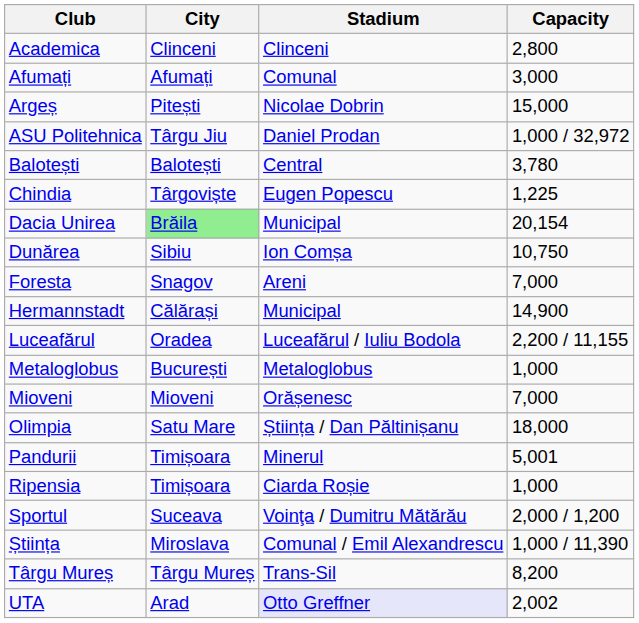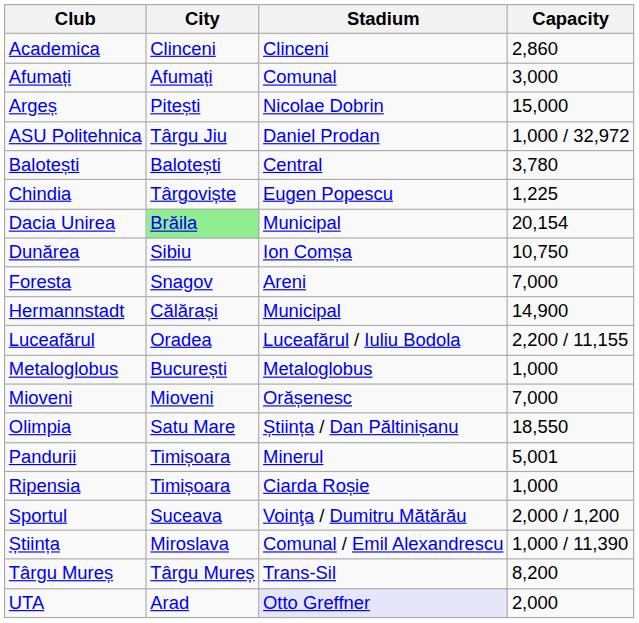(535, 48) 2,800 -> (535, 48) 2,860
(540, 427) 18,000 -> (540, 427) 18,550
(535, 602) 2,002 -> (535, 602) 2,000
